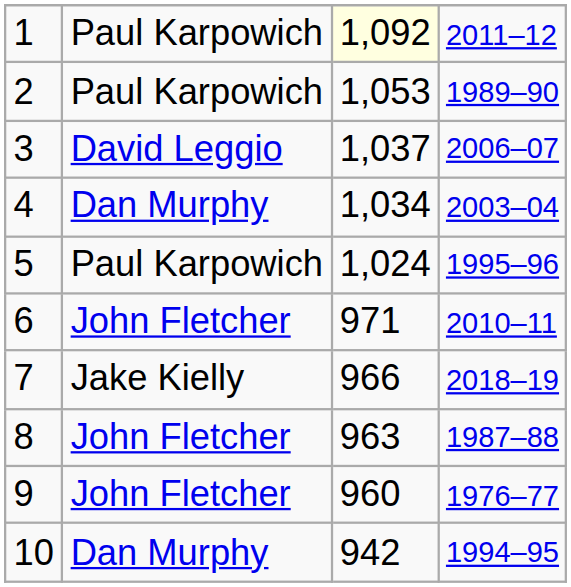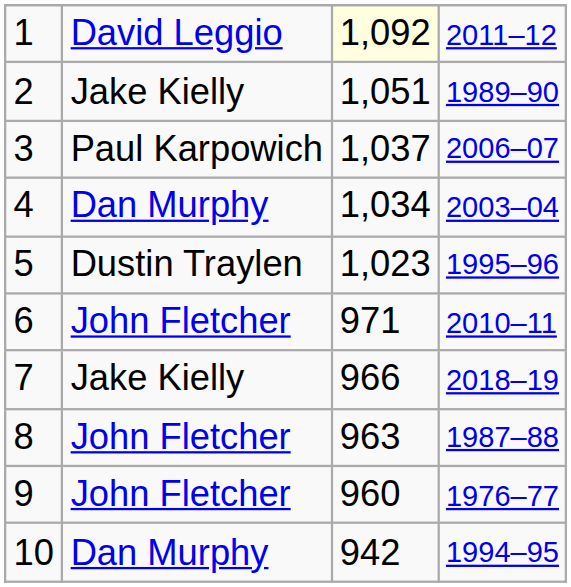(197, 33) Paul Karpowich -> (177, 33) David Leggio
(197, 90) Paul Karpowich -> (157, 90) Jake Kielly
(385, 90) 1,053 -> (385, 90) 1,051
(177, 148) David Leggio -> (197, 148) Paul Karpowich
(197, 263) Paul Karpowich -> (187, 263) Dustin Traylen
(385, 263) 1,024 -> (385, 263) 1,023
